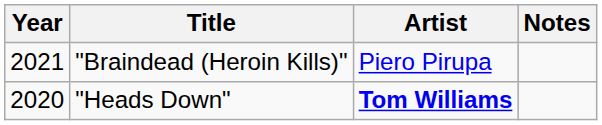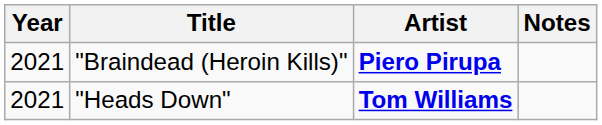(425, 61) normal -> (430, 61) bold
(37, 100) 2020 -> (37, 100) 2021
